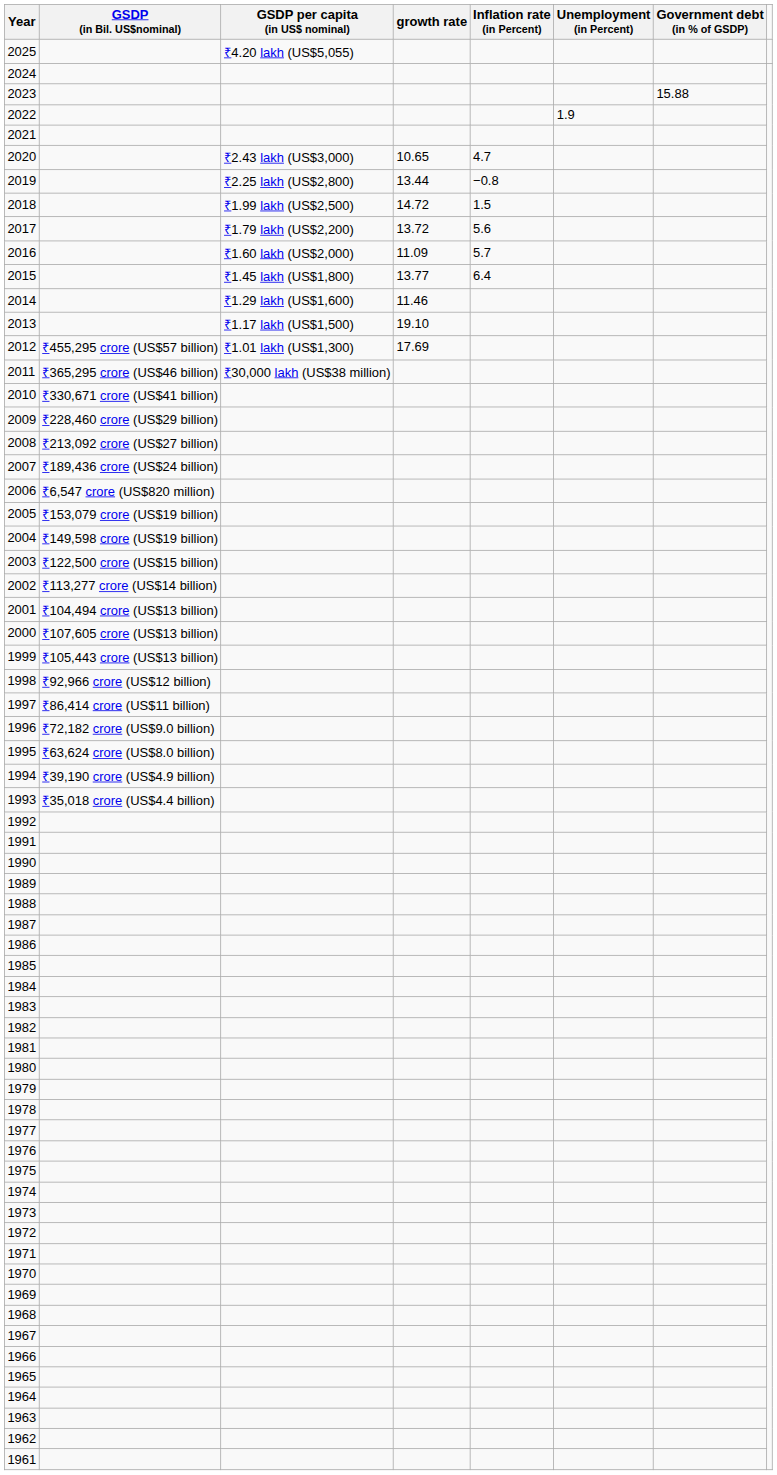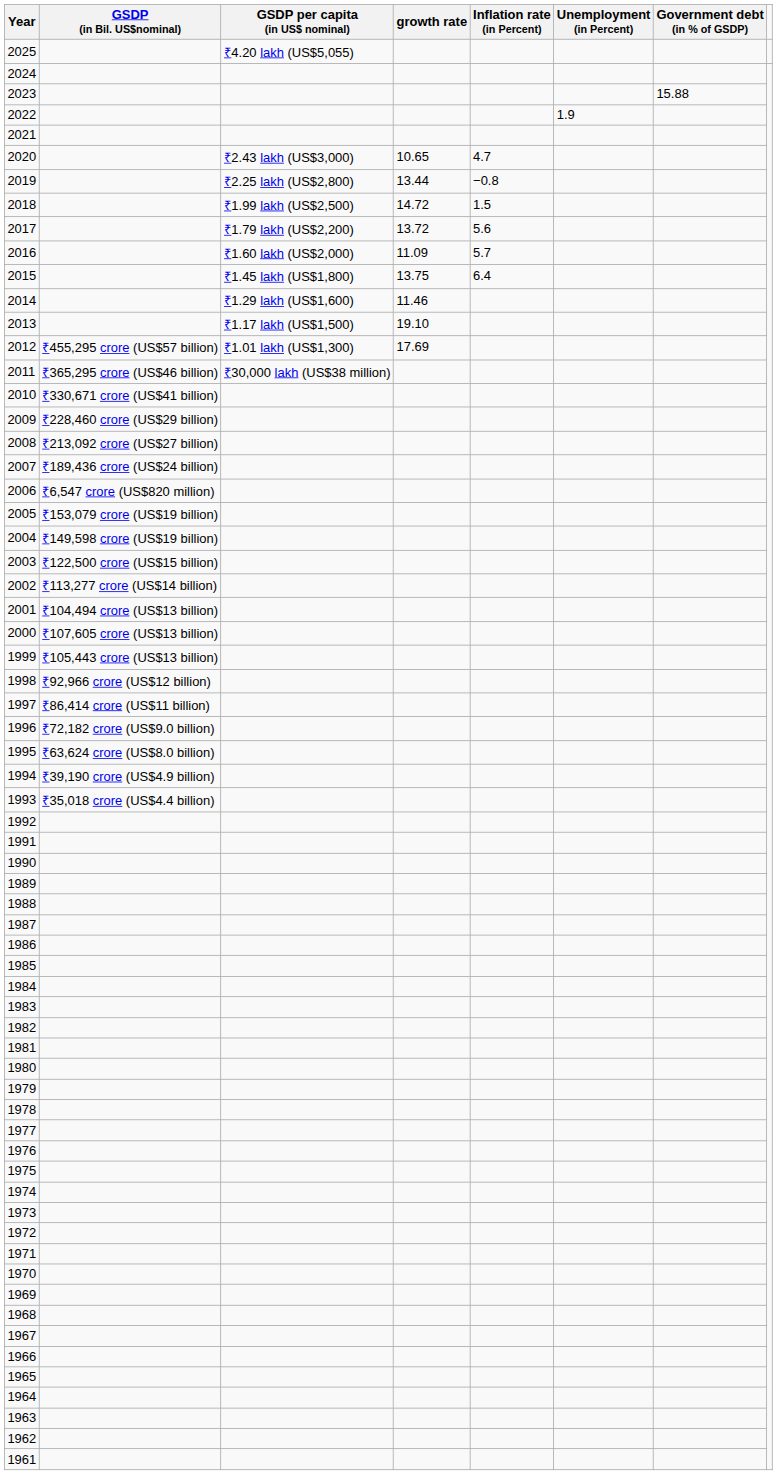(413, 276) 13.77 -> (413, 276) 13.75
